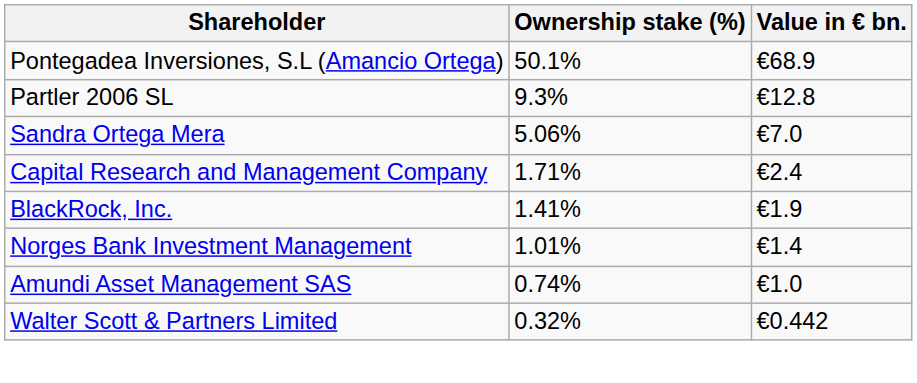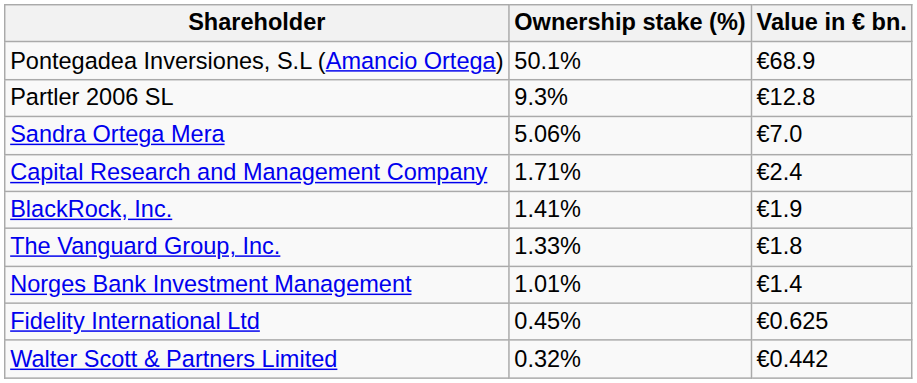+ row: (145, 246)
- row: (181, 284)
+ row: (135, 321)
